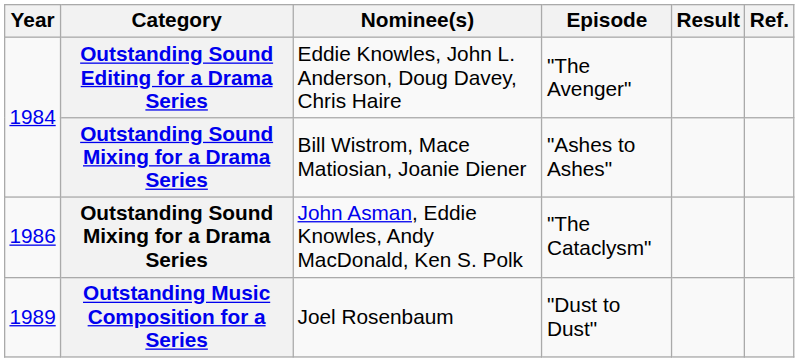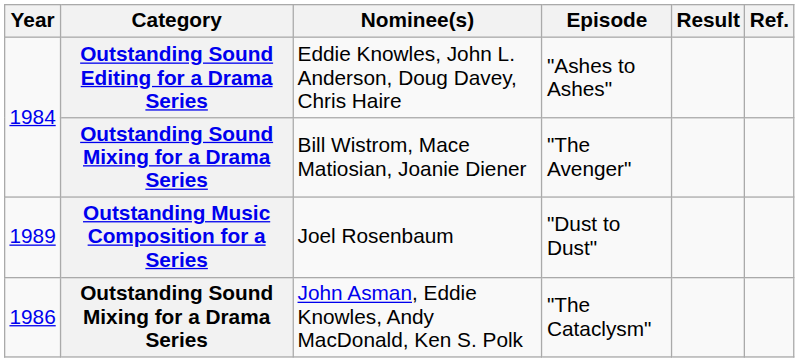(589, 77) "The Avenger" -> (591, 77) "Ashes to Ashes"
(591, 157) "Ashes to Ashes" -> (589, 157) "The Avenger"
rows swapped: (410, 236) <-> (376, 316)
